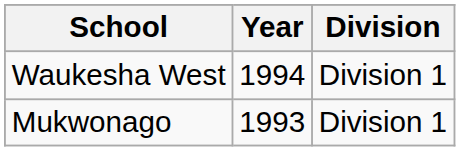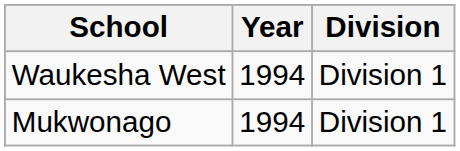(272, 121) 1993 -> (272, 121) 1994
